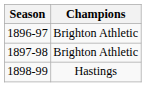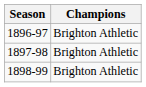(96, 71) Hastings -> (96, 71) Brighton Athletic
